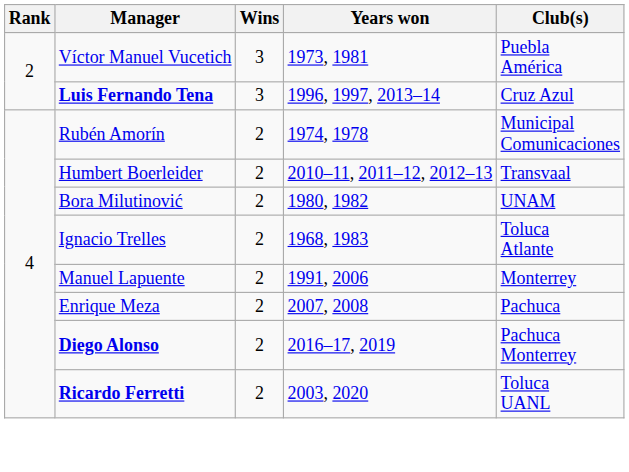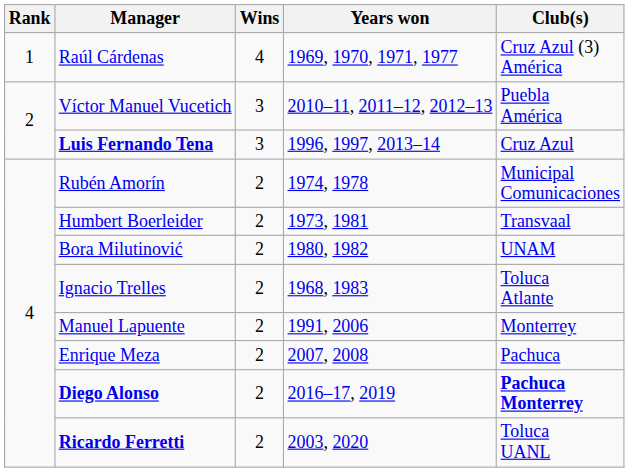+ row: (111, 57)
(328, 57) 1973, 1981 -> (390, 105) 2010–11, 2011–12, 2012–13
(390, 172) 2010–11, 2011–12, 2012–13 -> (328, 221) 1973, 1981
(538, 345) normal -> (542, 393) bold
